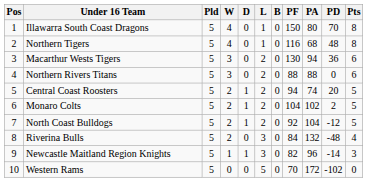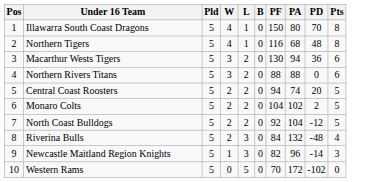- column: (246, 12)
